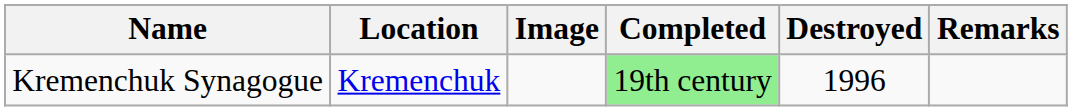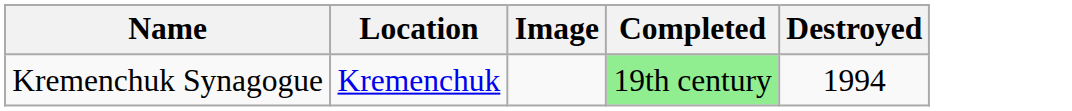- column: (998, 29)
(854, 79) 1996 -> (854, 79) 1994
